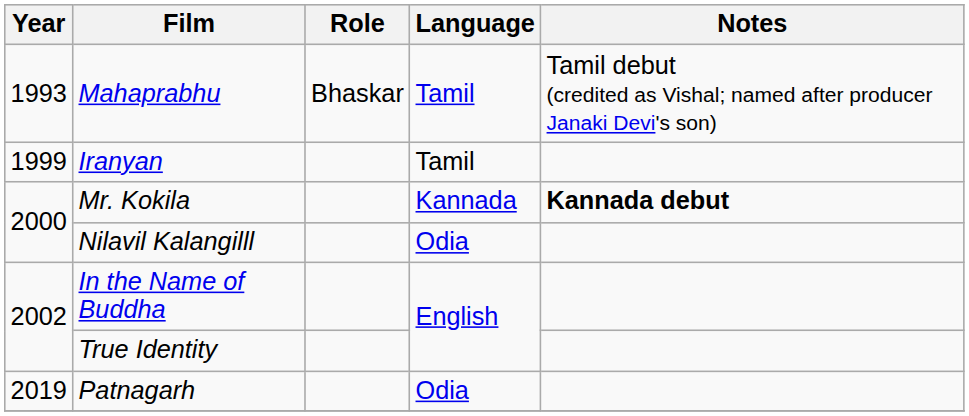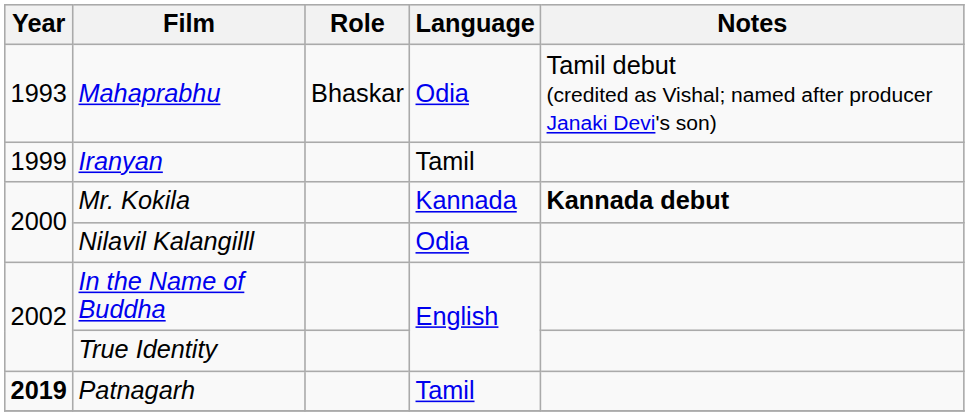(445, 93) Tamil -> (442, 93) Odia
(39, 390) normal -> (39, 390) bold
(442, 390) Odia -> (445, 390) Tamil
